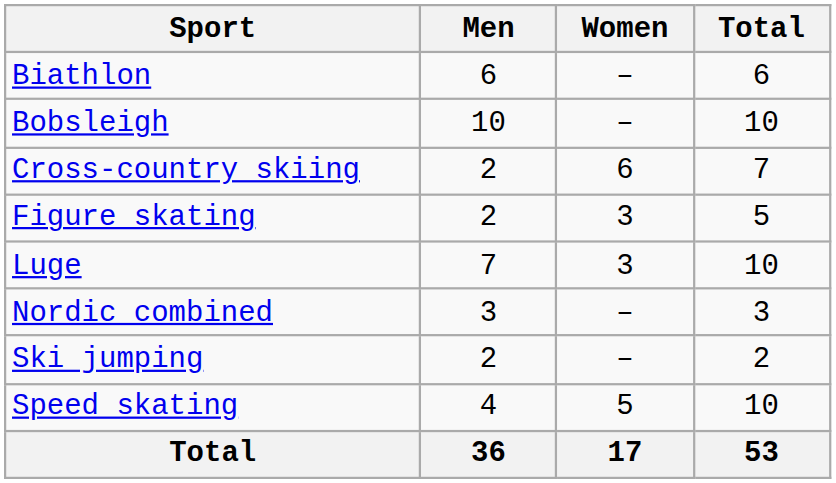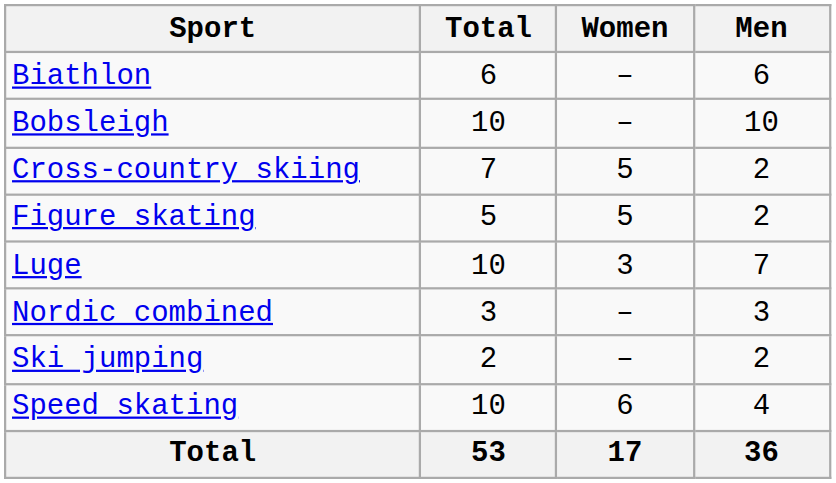columns swapped: (489, 29) <-> (761, 29)
(625, 170) 6 -> (625, 170) 5
(625, 218) 3 -> (625, 218) 5
(625, 407) 5 -> (625, 407) 6
